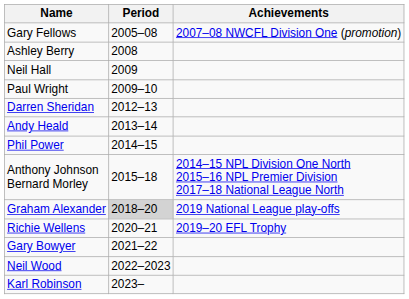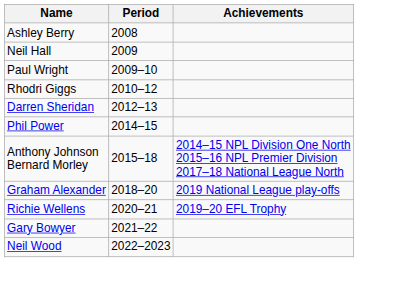- row: (42, 32)
+ row: (42, 88)
- row: (38, 126)
(134, 209) lightgrey background -> (134, 190) no background
- row: (44, 284)
